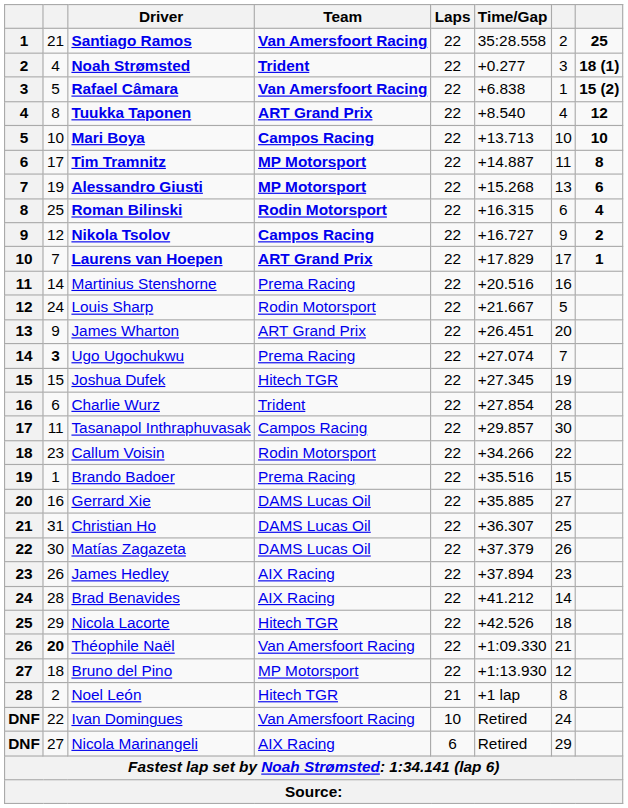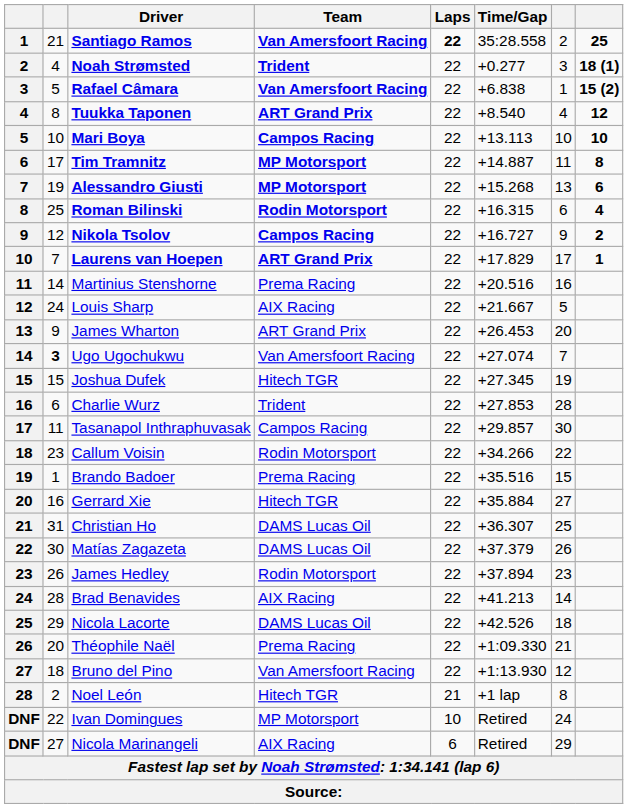(453, 40) normal -> (453, 40) bold
(506, 137) +13.713 -> (505, 137) +13.113
(317, 307) Rodin Motorsport -> (296, 307) AIX Racing
(506, 331) +26.451 -> (506, 331) +26.453
(307, 355) Prema Racing -> (336, 355) Van Amersfoort Racing
(506, 404) +27.854 -> (506, 404) +27.853
(314, 501) DAMS Lucas Oil -> (298, 501) Hitech TGR
(506, 501) +35.885 -> (506, 501) +35.884
(296, 573) AIX Racing -> (317, 573) Rodin Motorsport
(506, 598) +41.212 -> (506, 598) +41.213
(298, 622) Hitech TGR -> (314, 622) DAMS Lucas Oil
(56, 646) bold -> (56, 646) normal
(336, 646) Van Amersfoort Racing -> (307, 646) Prema Racing
(308, 670) MP Motorsport -> (336, 670) Van Amersfoort Racing
(336, 719) Van Amersfoort Racing -> (308, 719) MP Motorsport
